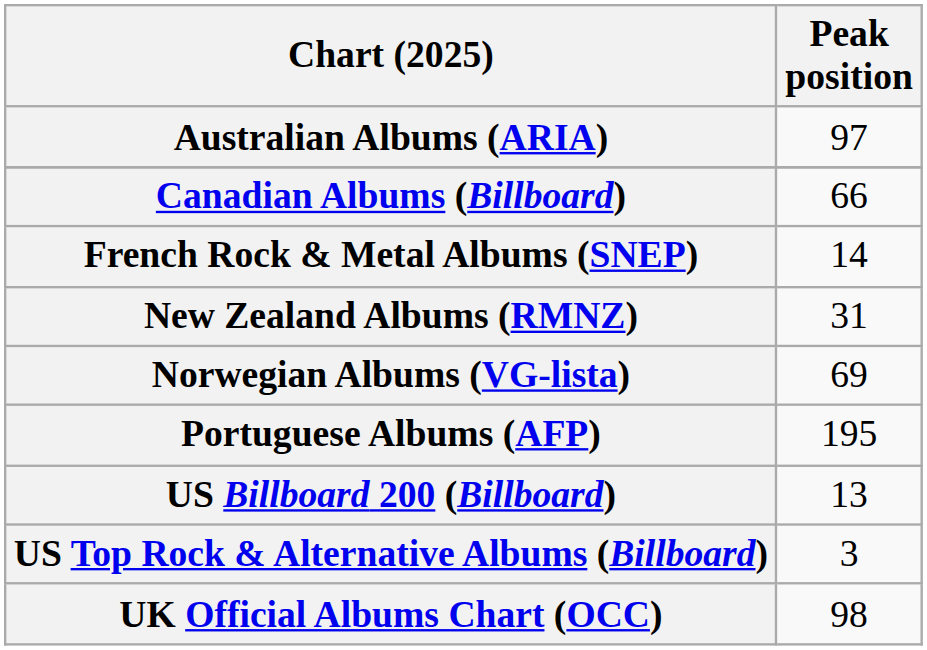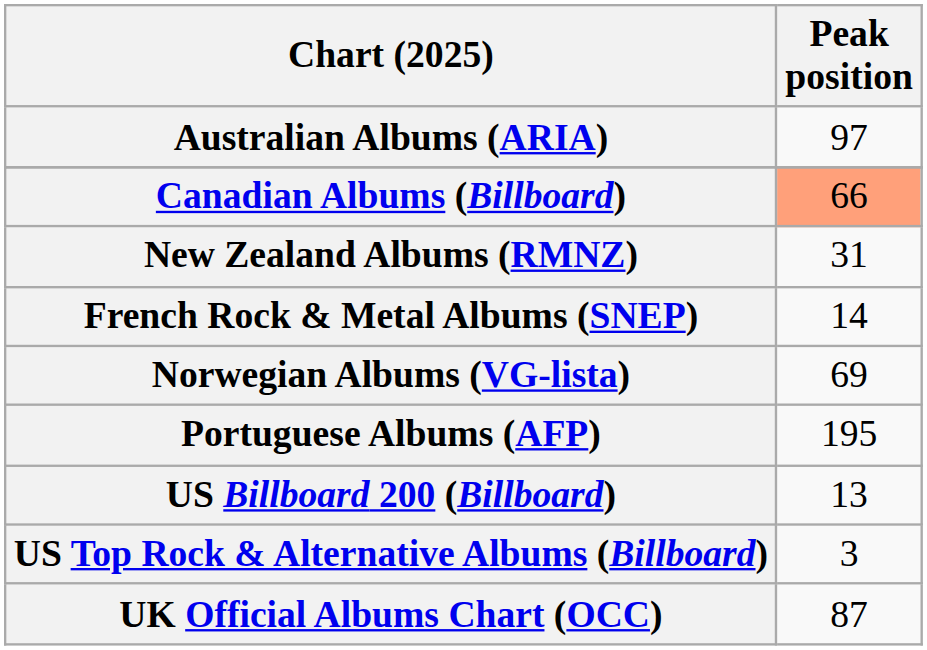(849, 195) no background -> (849, 195) lightsalmon background
rows swapped: (391, 255) <-> (391, 315)
(849, 613) 98 -> (849, 613) 87
